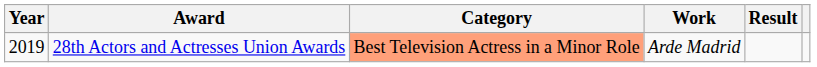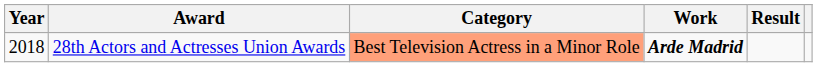(27, 47) 2019 -> (27, 47) 2018
(694, 47) normal -> (695, 47) bold
